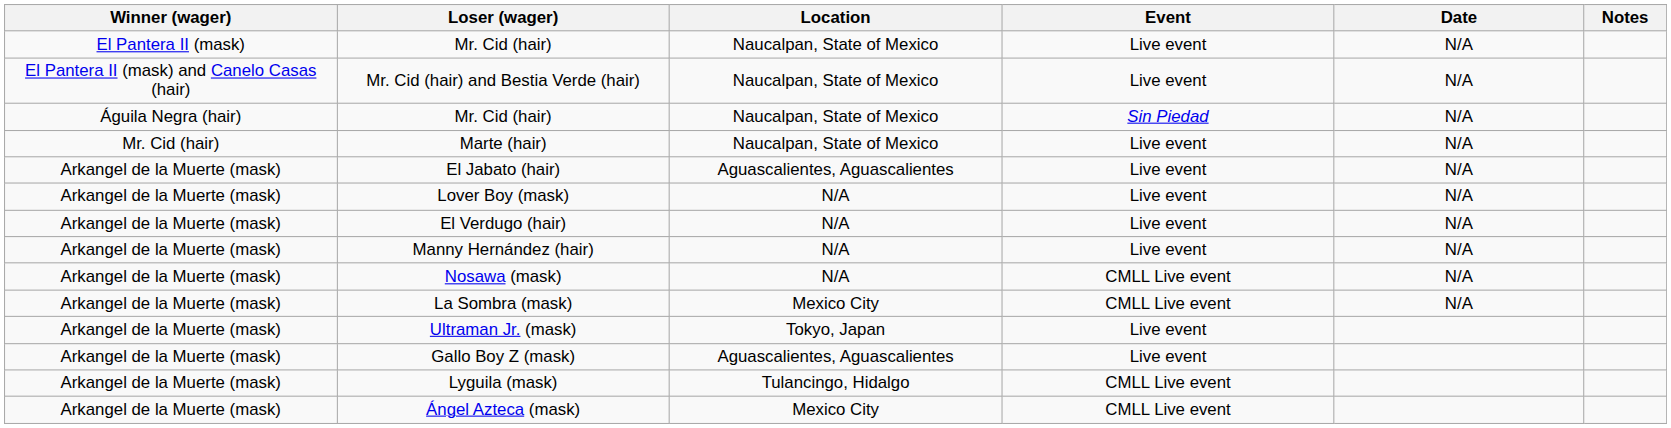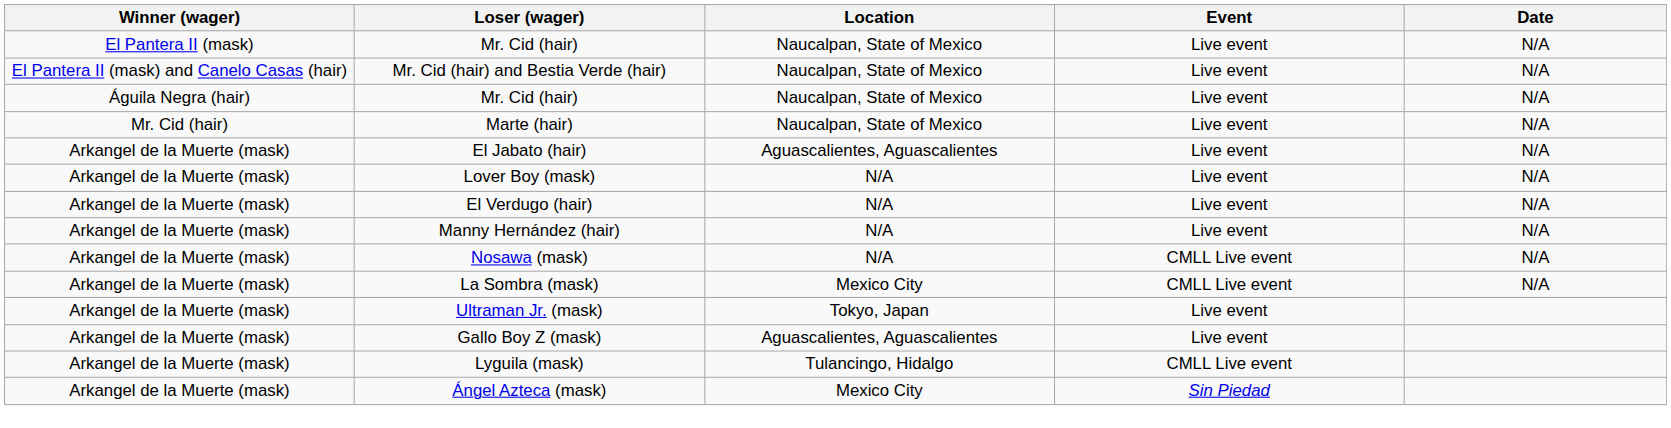- column: (1625, 17)
(1168, 116) Sin Piedad -> (1229, 97) Live event
(1168, 409) CMLL Live event -> (1229, 390) Sin Piedad
